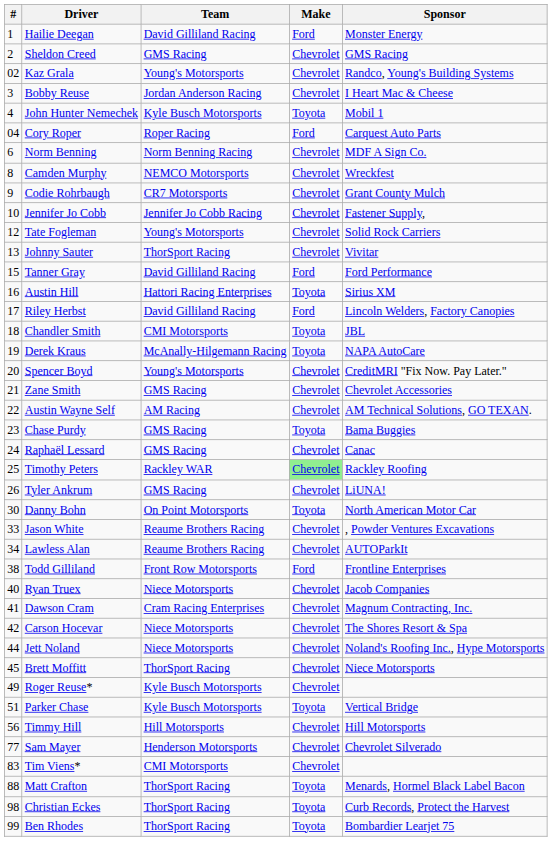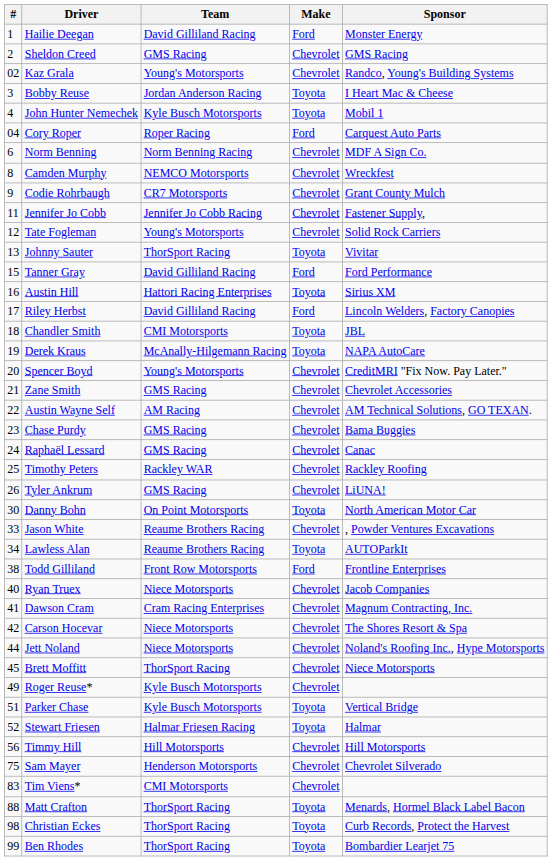(316, 93) Chevrolet -> (309, 93) Toyota
(13, 212) 10 -> (13, 212) 11
(316, 252) Chevrolet -> (309, 252) Toyota
(309, 430) Toyota -> (316, 430) Chevrolet
(316, 469) lightgreen background -> (316, 469) no background
(316, 549) Chevrolet -> (309, 549) Toyota
+ row: (62, 727)
(13, 747) 77 -> (13, 766) 75
